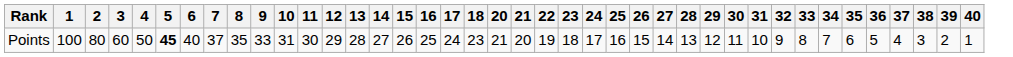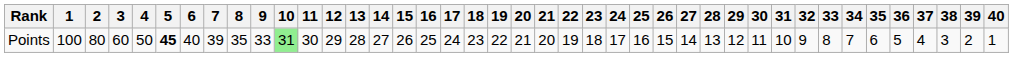+ column: (499, 16)
(215, 40) 37 -> (215, 40) 39
(286, 40) no background -> (286, 40) lightgreen background
